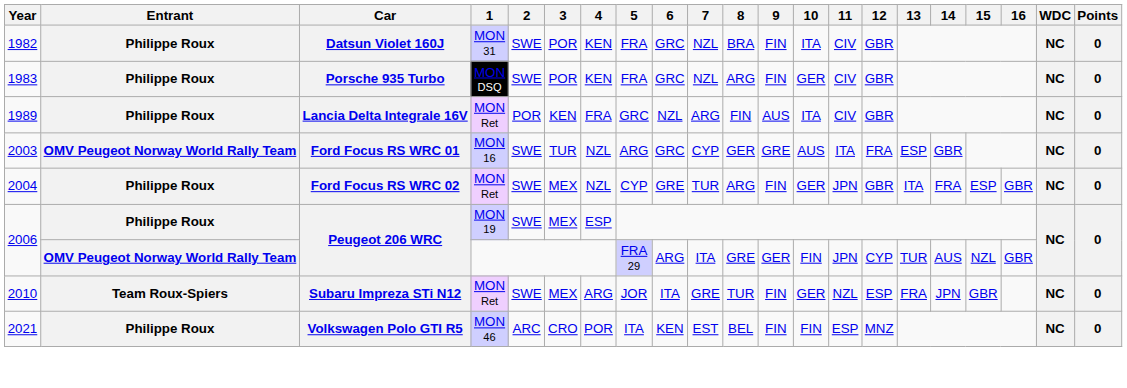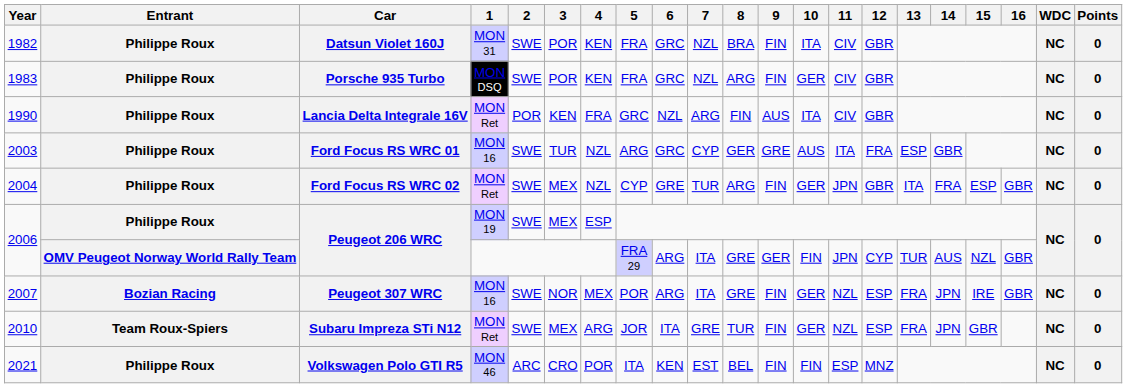(22, 114) 1989 -> (22, 114) 1990
(170, 150) OMV Peugeot Norway World Rally Team -> (170, 150) Philippe Roux
+ row: (385, 293)
